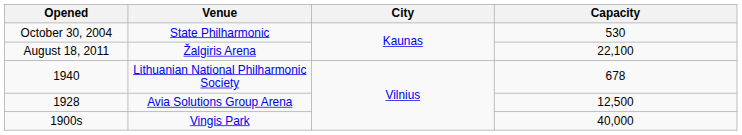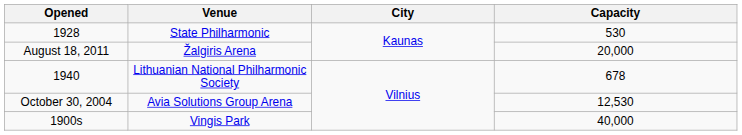(66, 32) October 30, 2004 -> (66, 32) 1928
(615, 51) 22,100 -> (615, 51) 20,000
(66, 102) 1928 -> (66, 102) October 30, 2004
(615, 102) 12,500 -> (615, 102) 12,530
